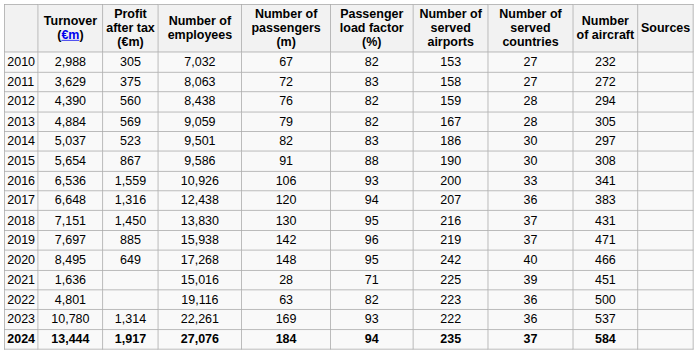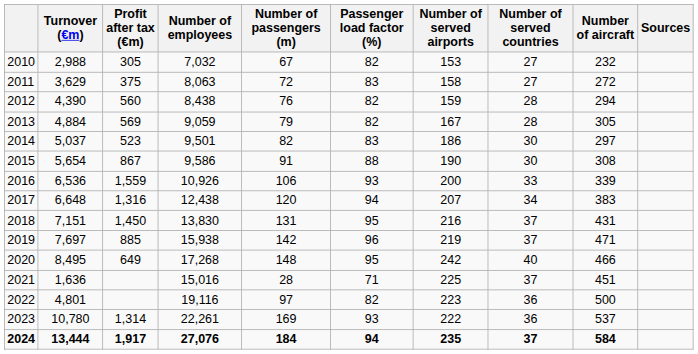(605, 181) 341 -> (605, 181) 339
(530, 200) 36 -> (530, 200) 34
(286, 220) 130 -> (286, 220) 131
(530, 279) 39 -> (530, 279) 37
(286, 299) 63 -> (286, 299) 97
